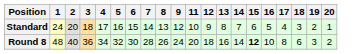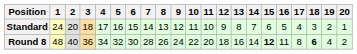+ column: (193, 11)
(269, 41) 10 -> (284, 41) 11
(299, 41) normal -> (314, 41) bold
(314, 41) 3 -> (329, 41) 4
